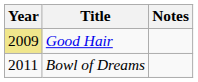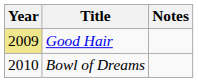(23, 65) 2011 -> (23, 65) 2010
